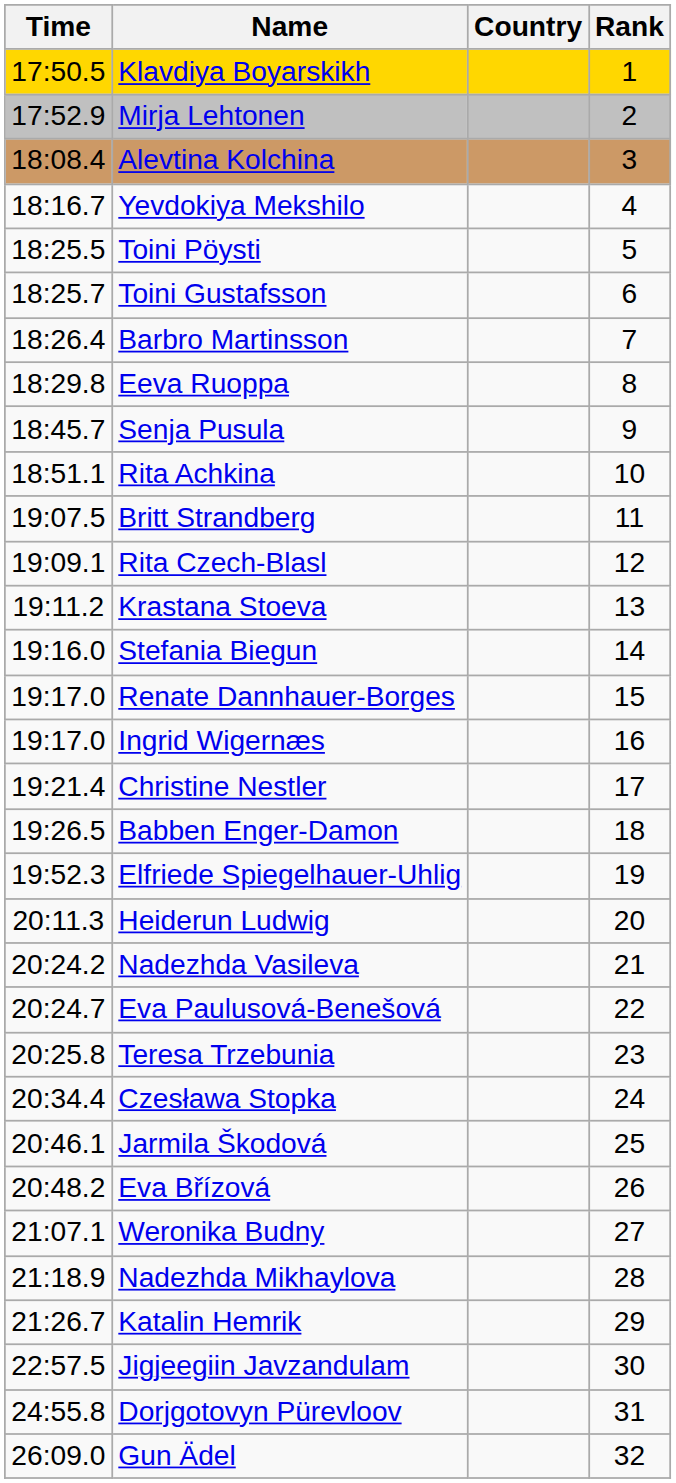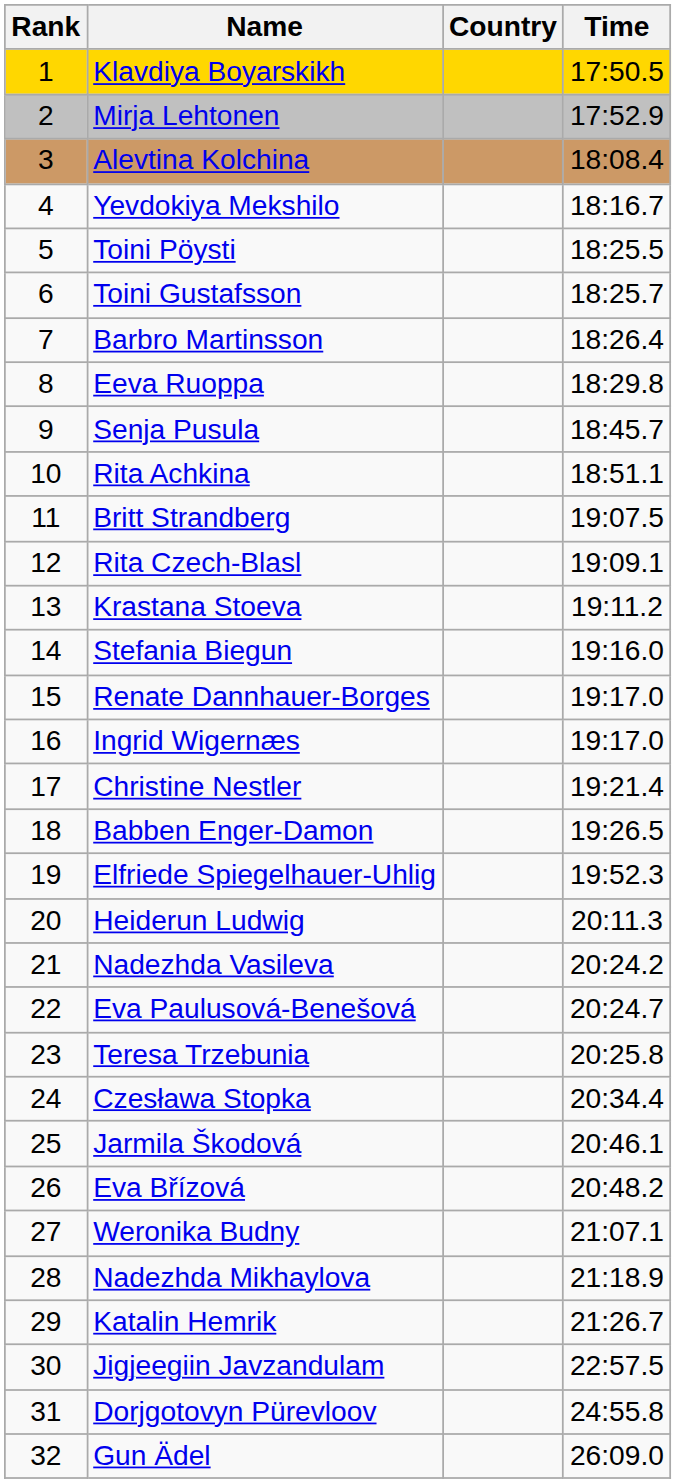columns swapped: (629, 26) <-> (58, 26)
